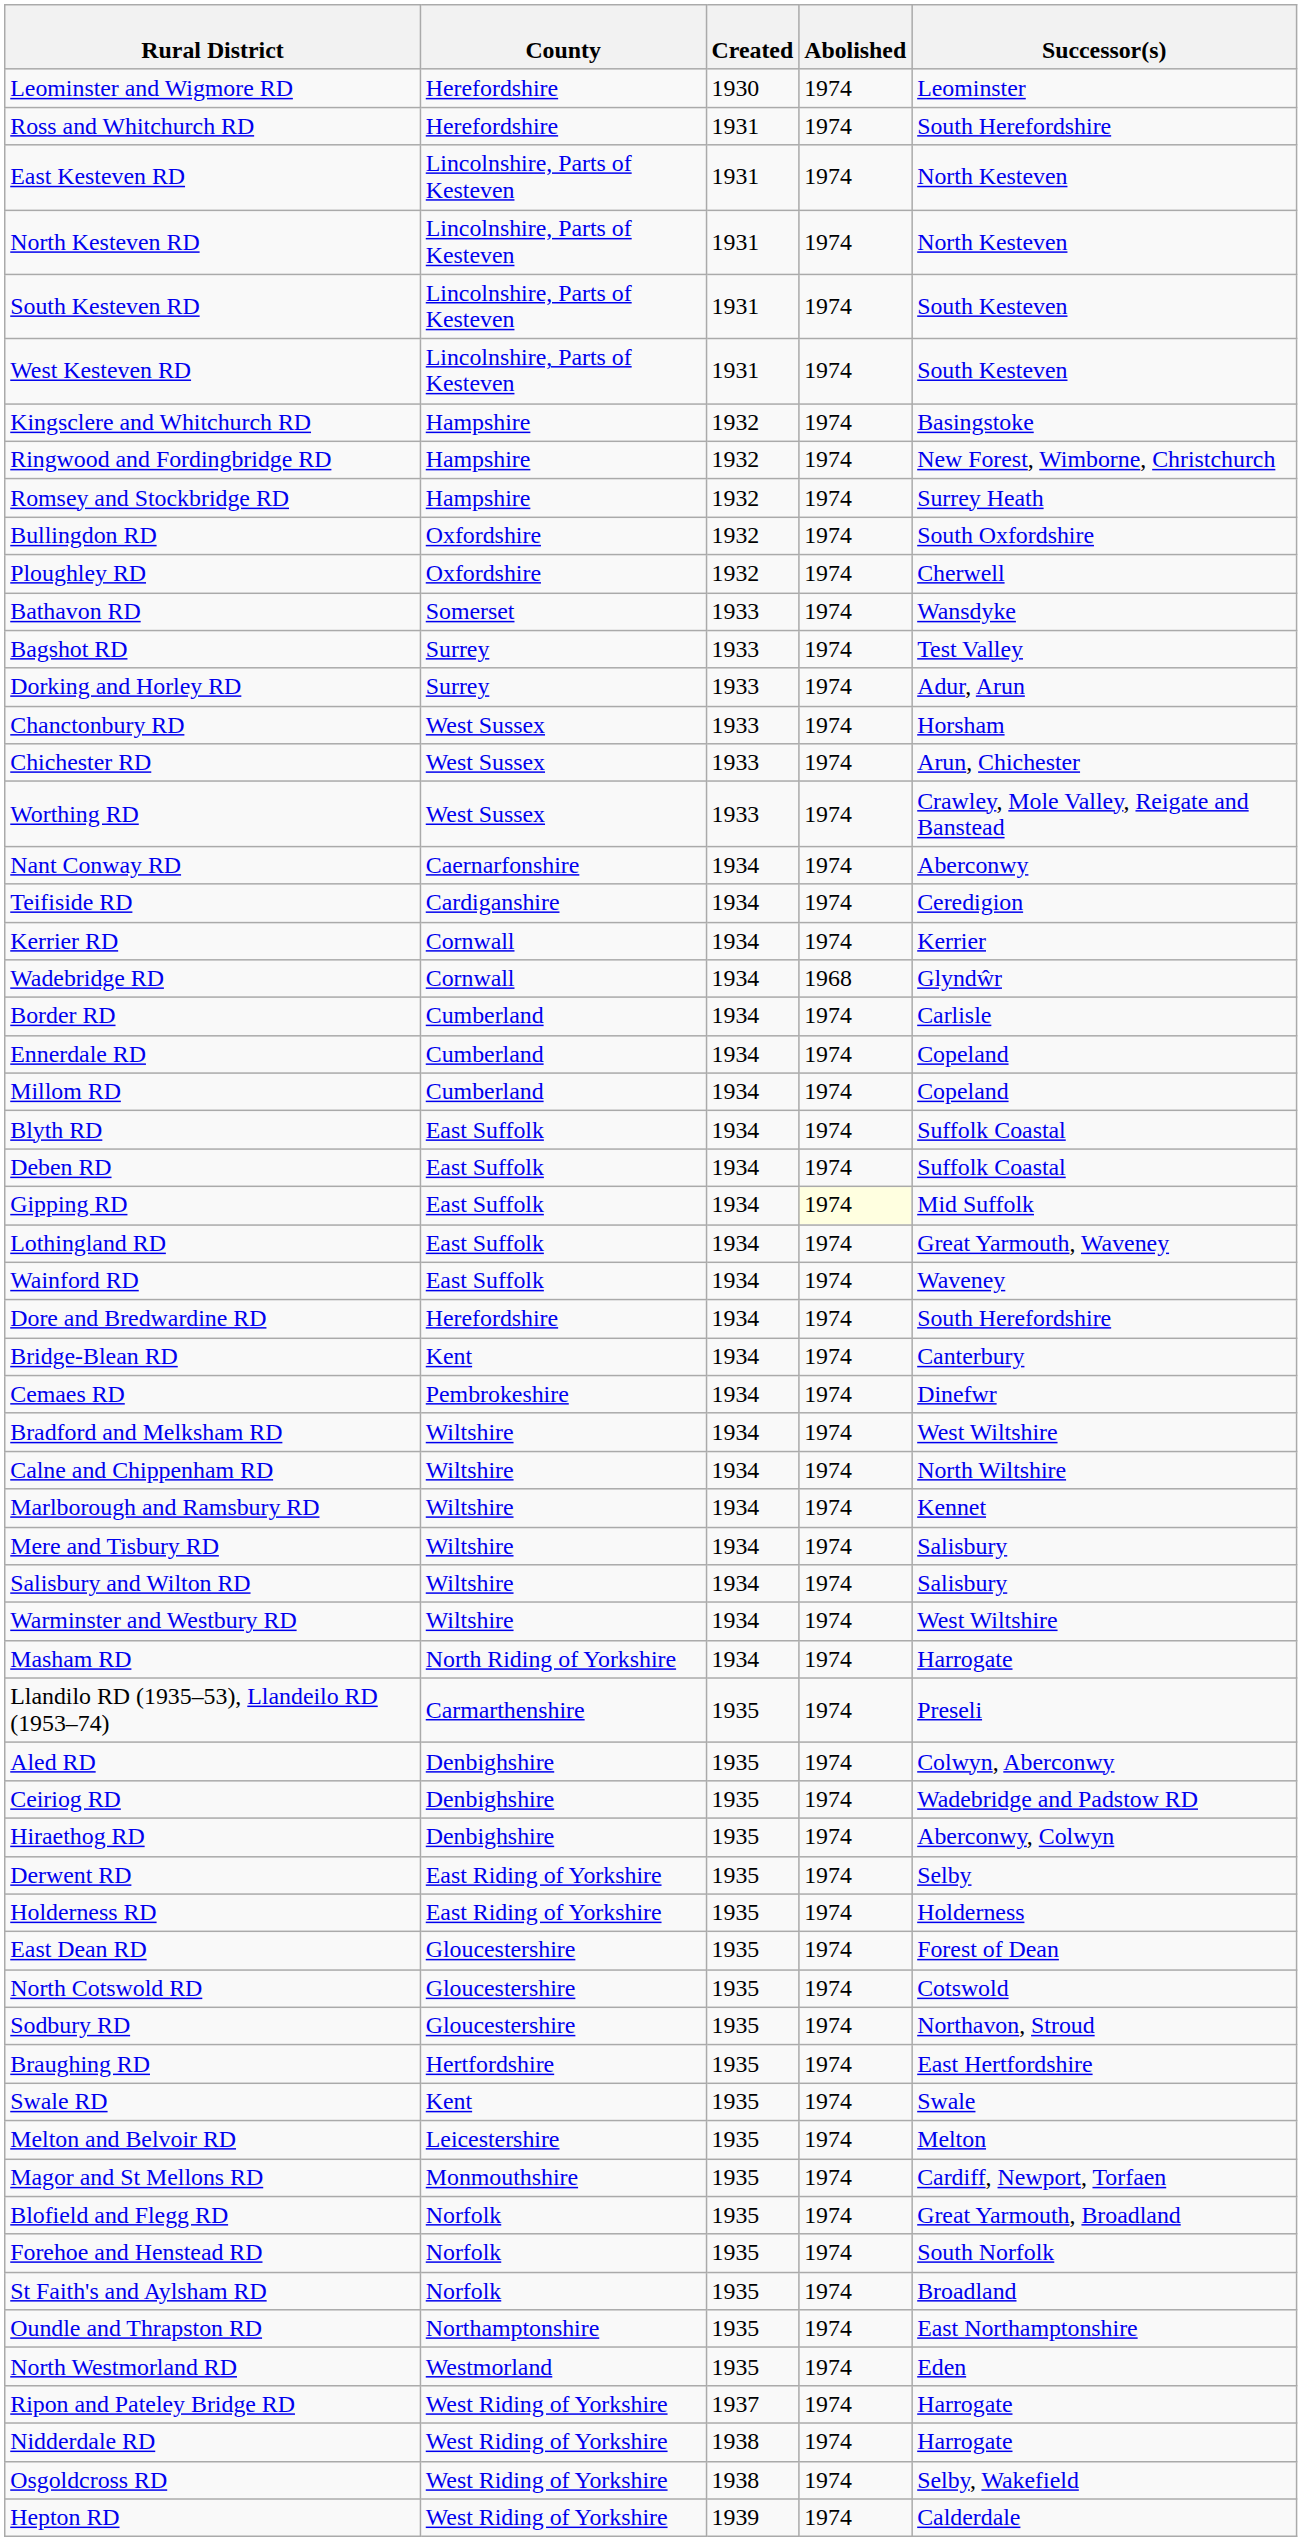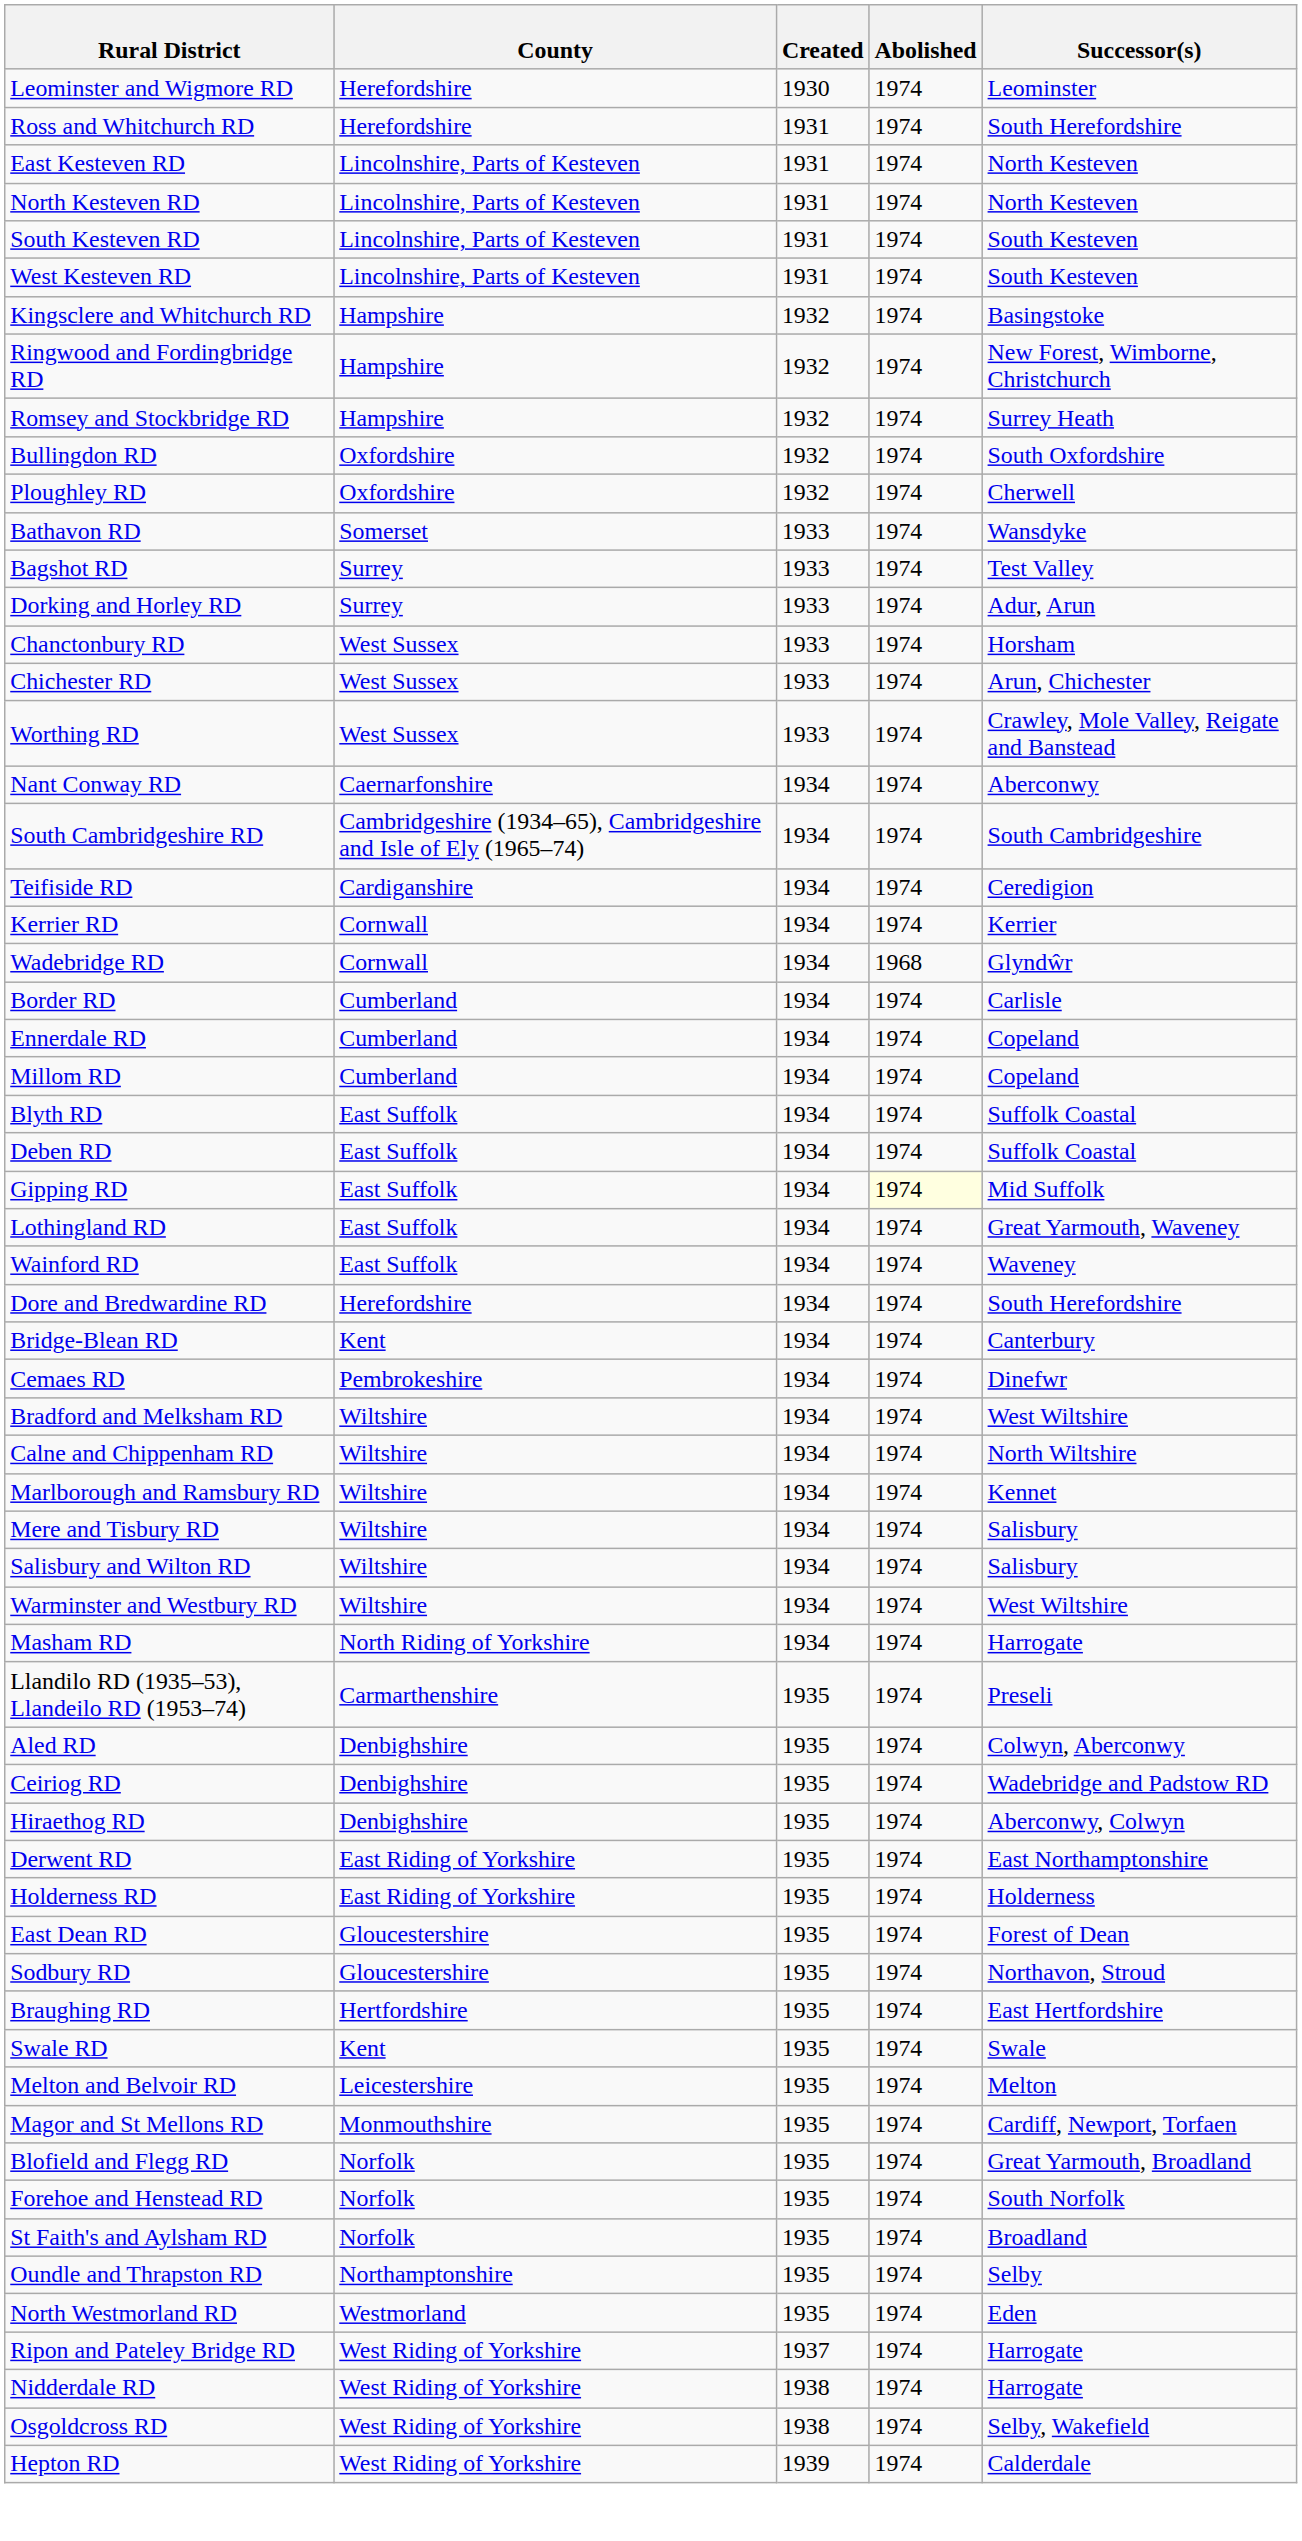+ row: (137, 835)
(944, 1874) Selby -> (1098, 1858) East Northamptonshire
- row: (106, 1988)
(1027, 2328) East Northamptonshire -> (1015, 2274) Selby
